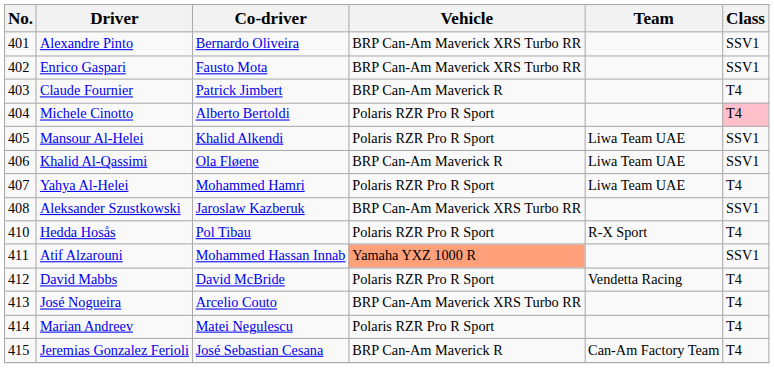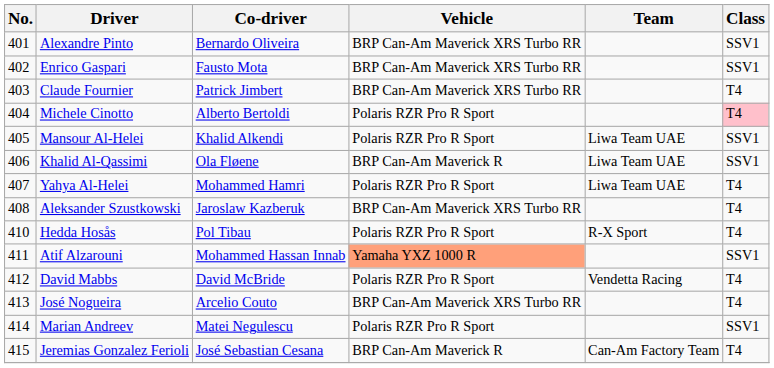(428, 90) BRP Can-Am Maverick R -> (467, 90) BRP Can-Am Maverick XRS Turbo RR
(743, 208) SSV1 -> (734, 208) T4
(734, 326) T4 -> (743, 326) SSV1
